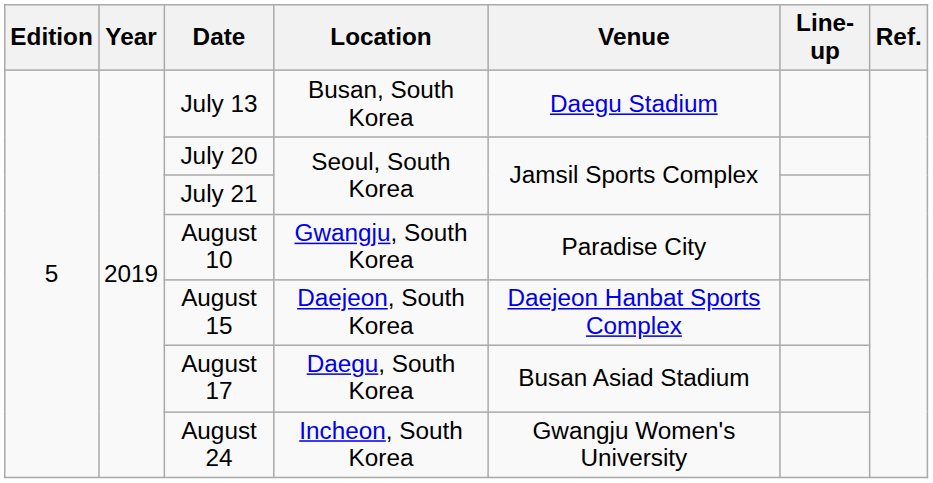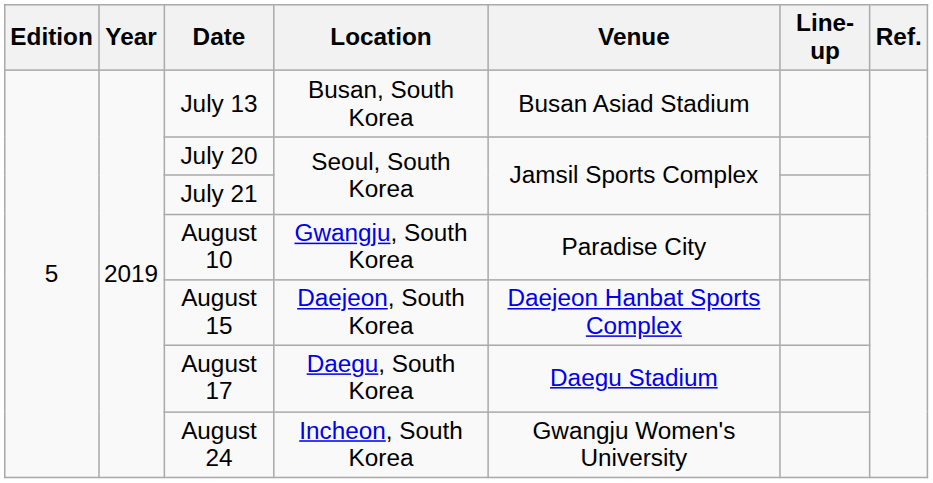(634, 103) Daegu Stadium -> (634, 103) Busan Asiad Stadium
(634, 378) Busan Asiad Stadium -> (634, 378) Daegu Stadium
